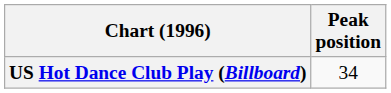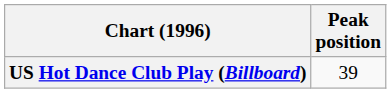(348, 72) 34 -> (348, 72) 39
